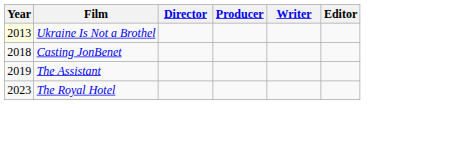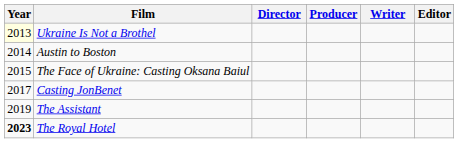+ row: (76, 52)
+ row: (143, 71)
(19, 52) 2018 -> (19, 90) 2017
(19, 90) normal -> (19, 128) bold
